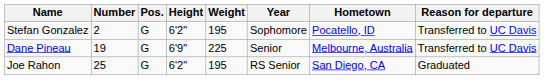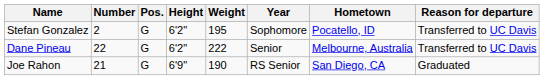(100, 48) 19 -> (100, 48) 22
(178, 48) 6'9" -> (178, 48) 6'2"
(217, 48) 225 -> (217, 48) 222
(100, 65) 25 -> (100, 65) 21
(178, 65) 6'2" -> (178, 65) 6'9"
(217, 65) 195 -> (217, 65) 190
